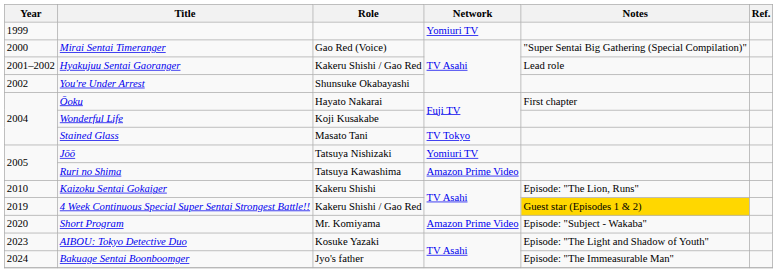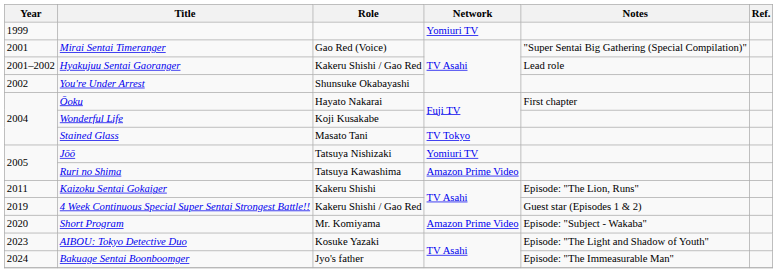(18, 48) 2000 -> (18, 48) 2001
(18, 189) 2010 -> (17, 189) 2011
(583, 207) gold background -> (583, 207) no background
